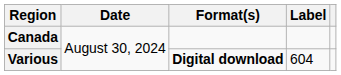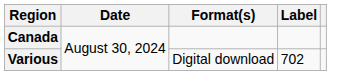(228, 59) bold -> (223, 59) normal
(302, 59) 604 -> (292, 59) 702
